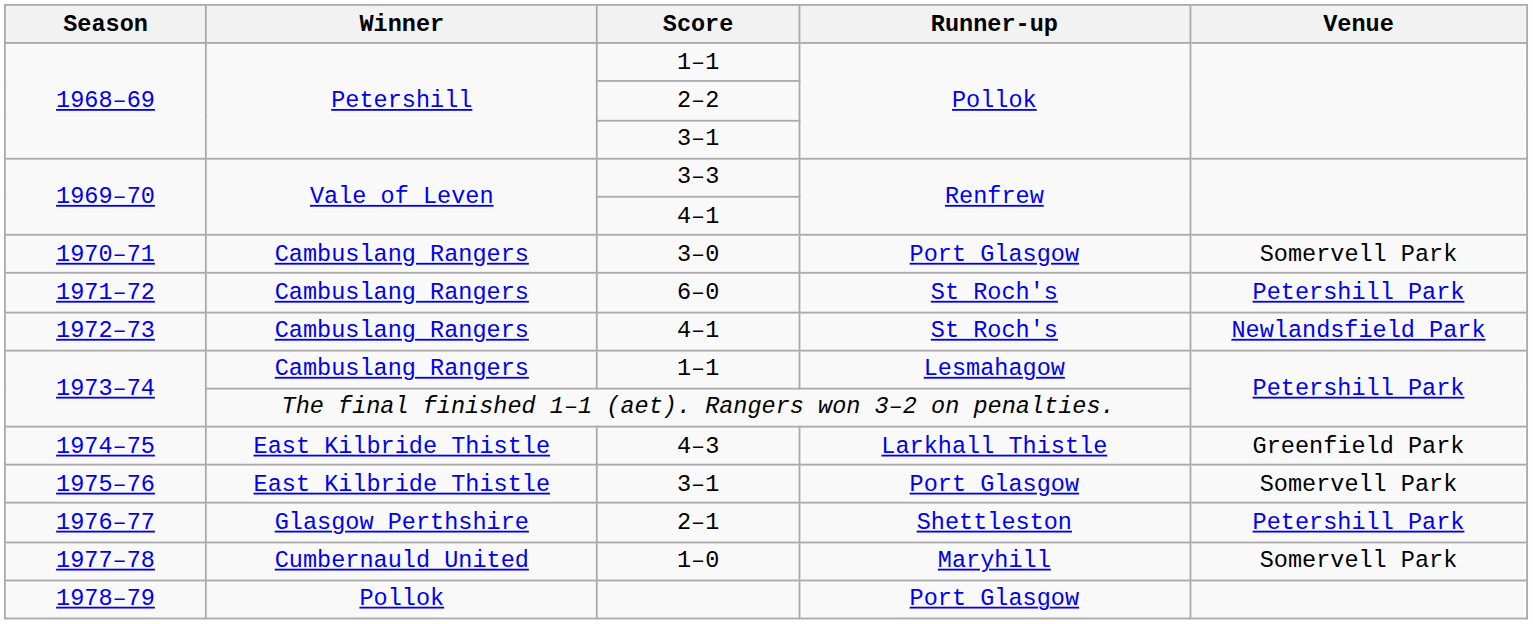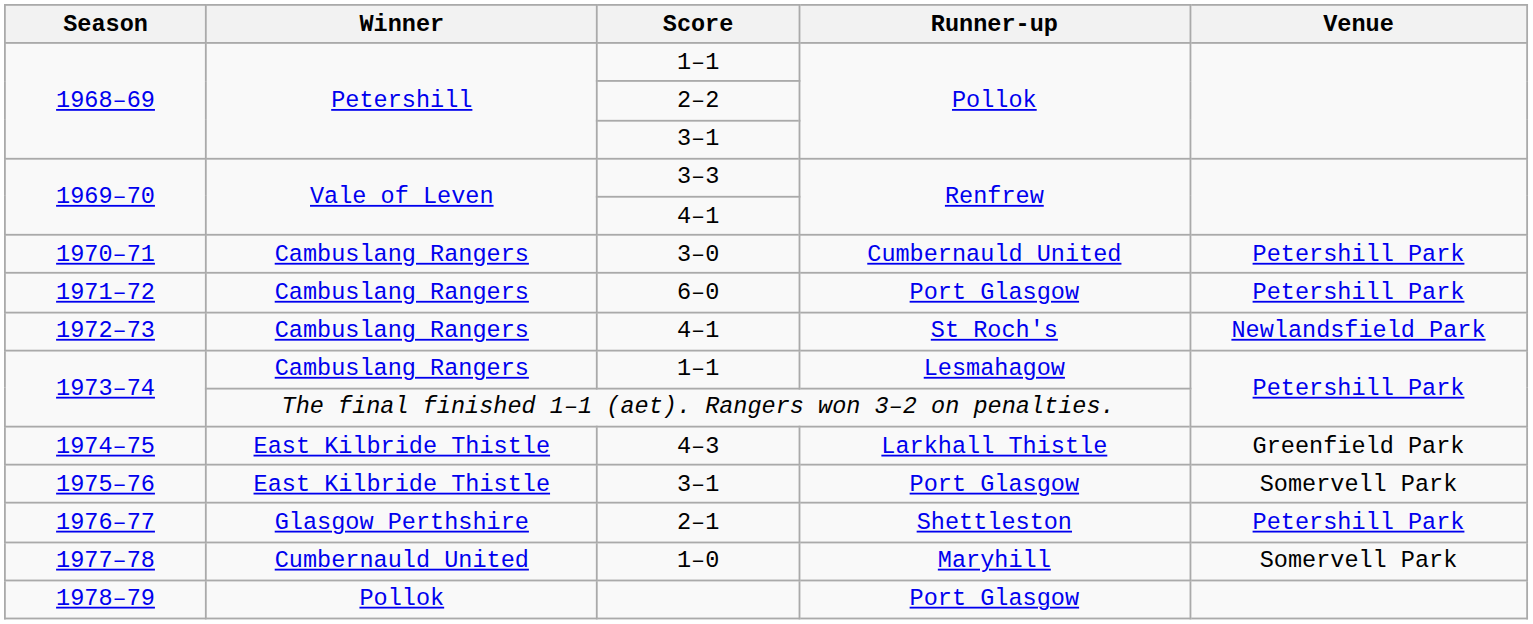(994, 254) Port Glasgow -> (994, 254) Cumbernauld United
(1359, 254) Somervell Park -> (1359, 254) Petershill Park
(994, 293) St Roch's -> (994, 293) Port Glasgow
